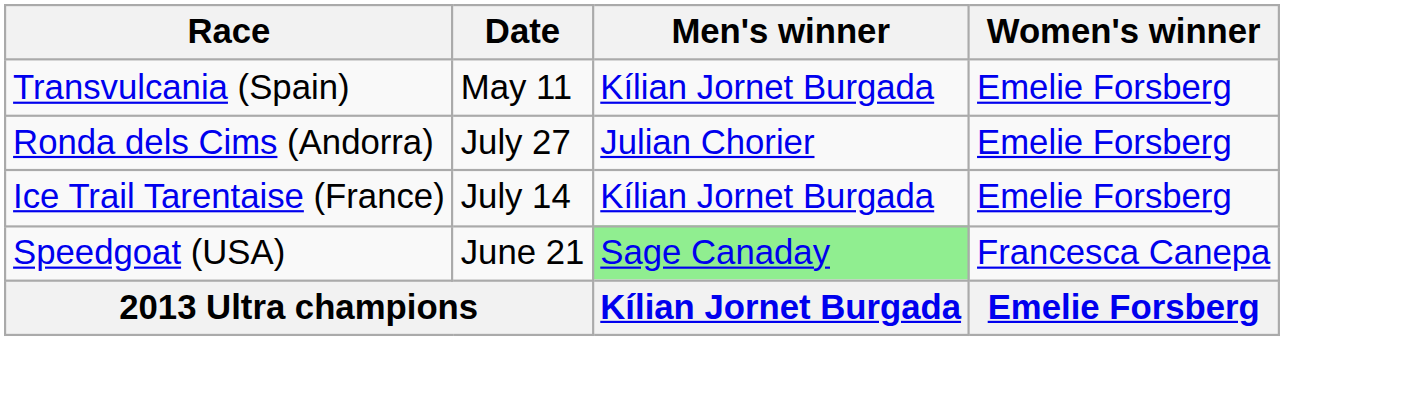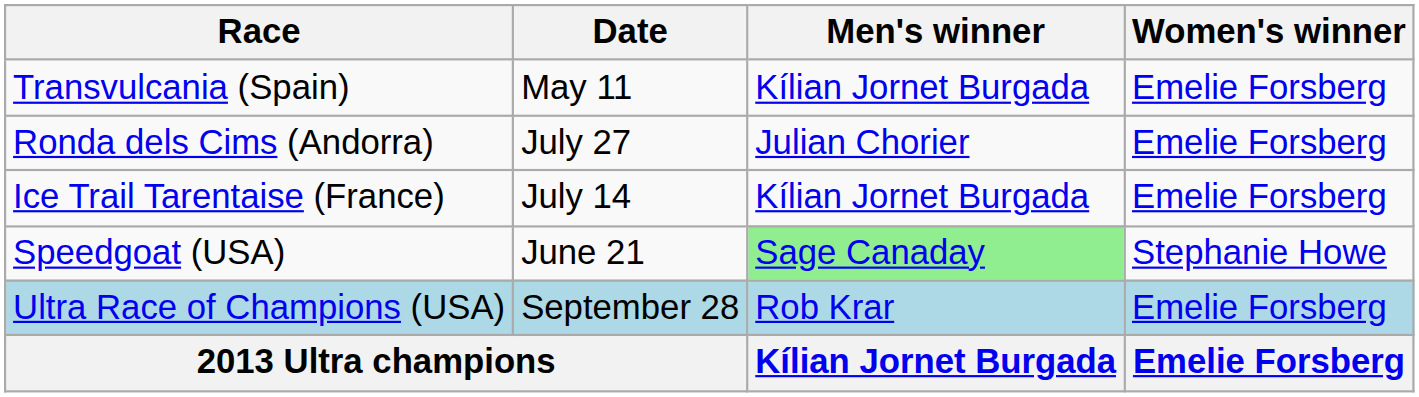(1124, 252) Francesca Canepa -> (1259, 252) Stephanie Howe
+ row: (259, 307)
